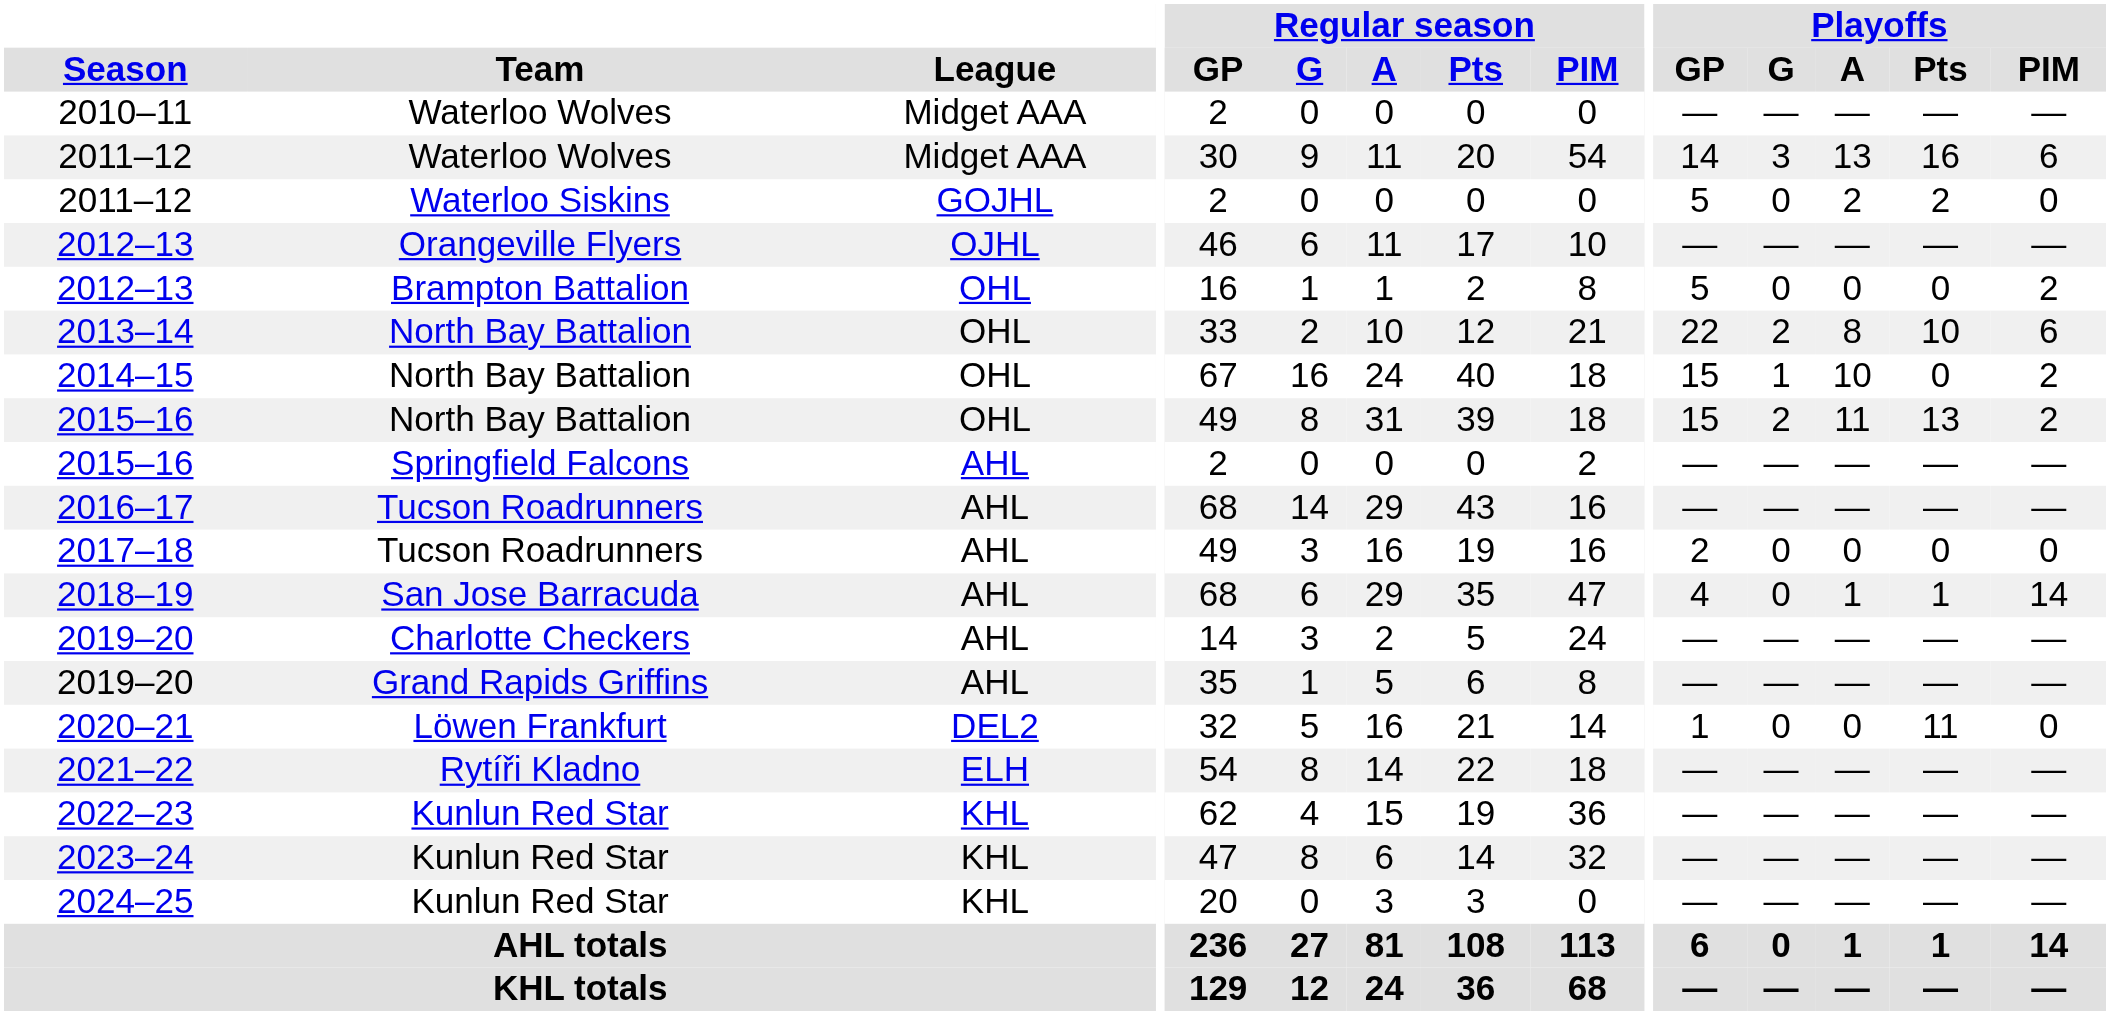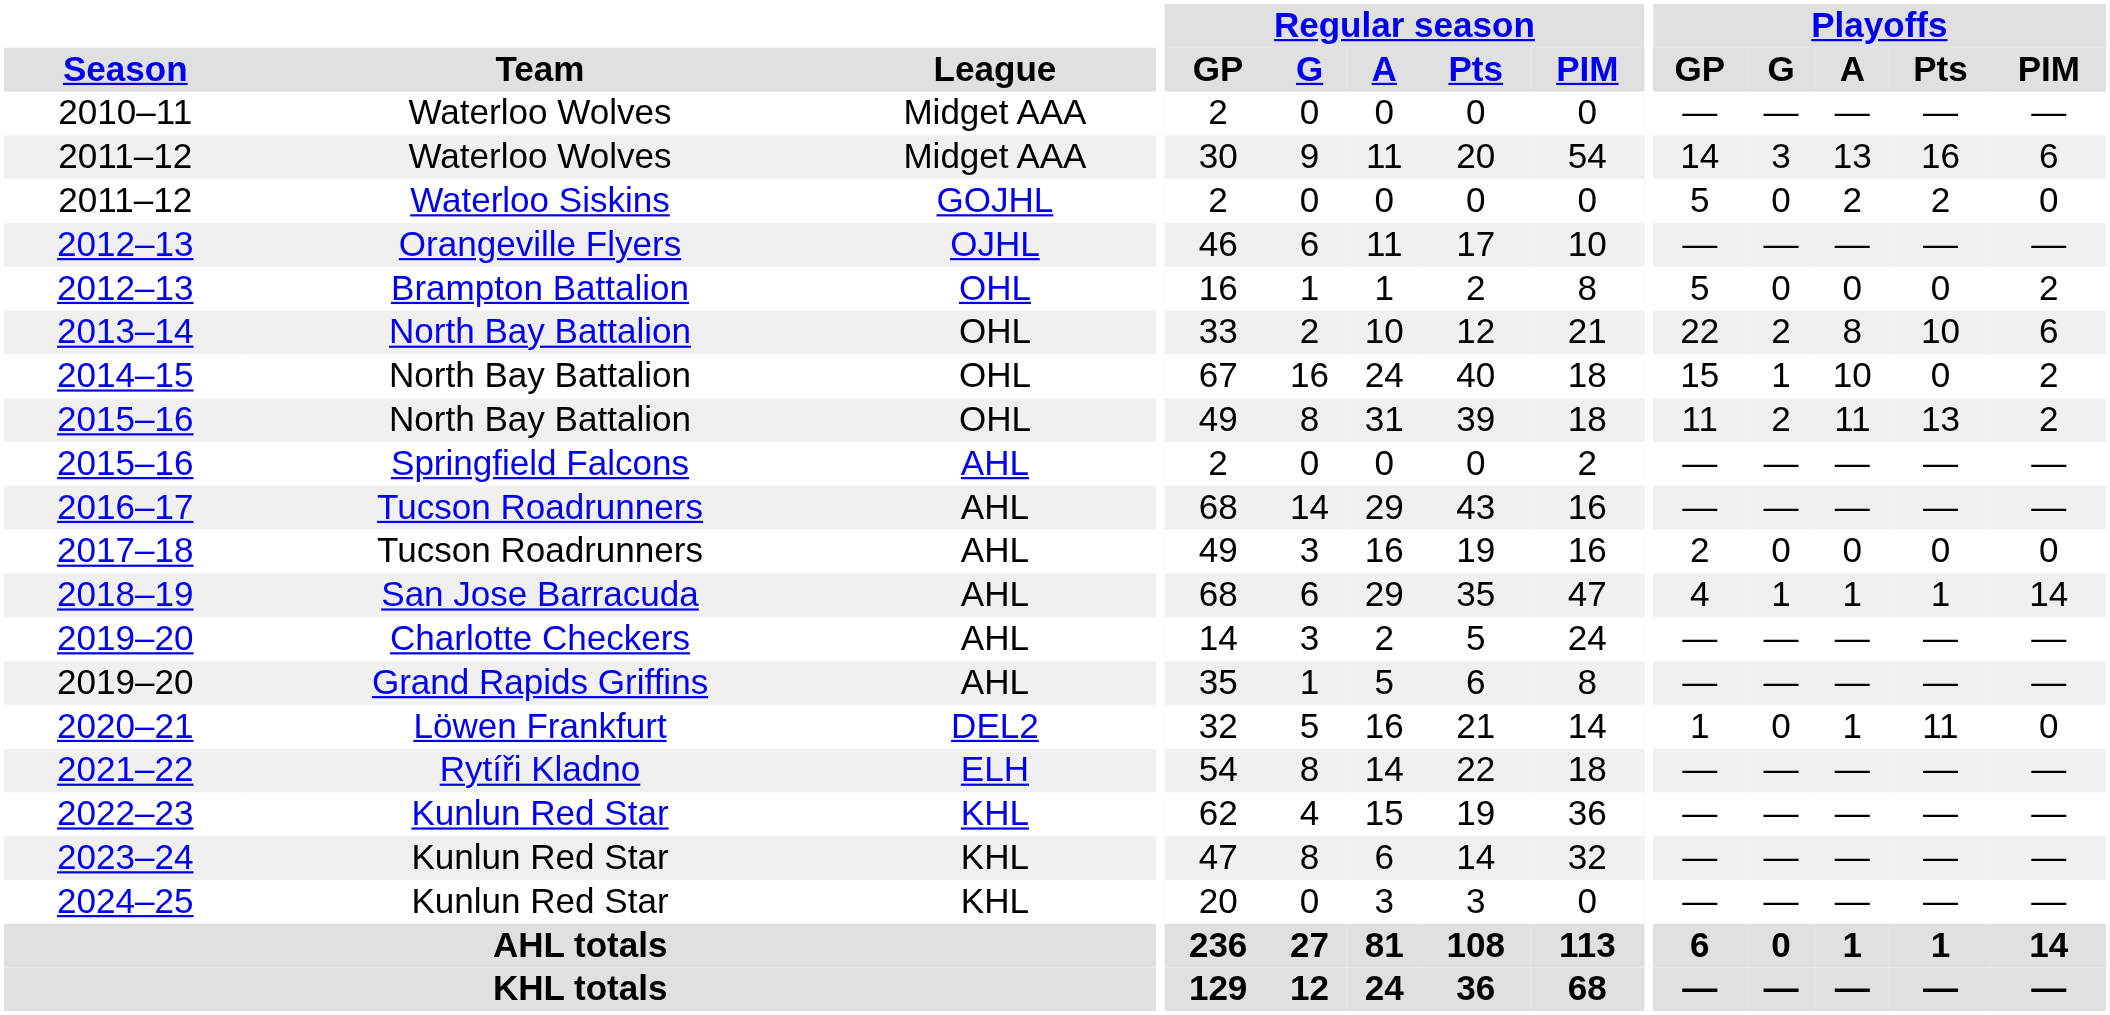(1700, 419) 15 -> (1700, 419) 11
(1781, 594) 0 -> (1781, 594) 1
(1852, 726) 0 -> (1852, 726) 1
